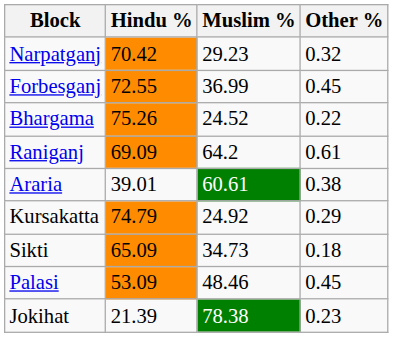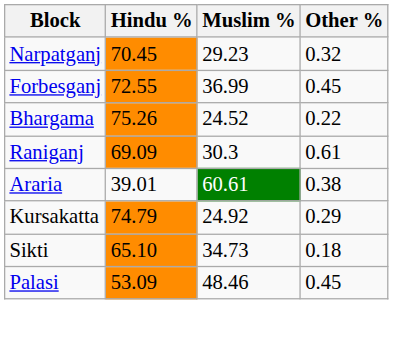(134, 53) 70.42 -> (134, 53) 70.45
(220, 151) 64.2 -> (220, 151) 30.3
(134, 250) 65.09 -> (134, 250) 65.10
- row: (39, 315)
